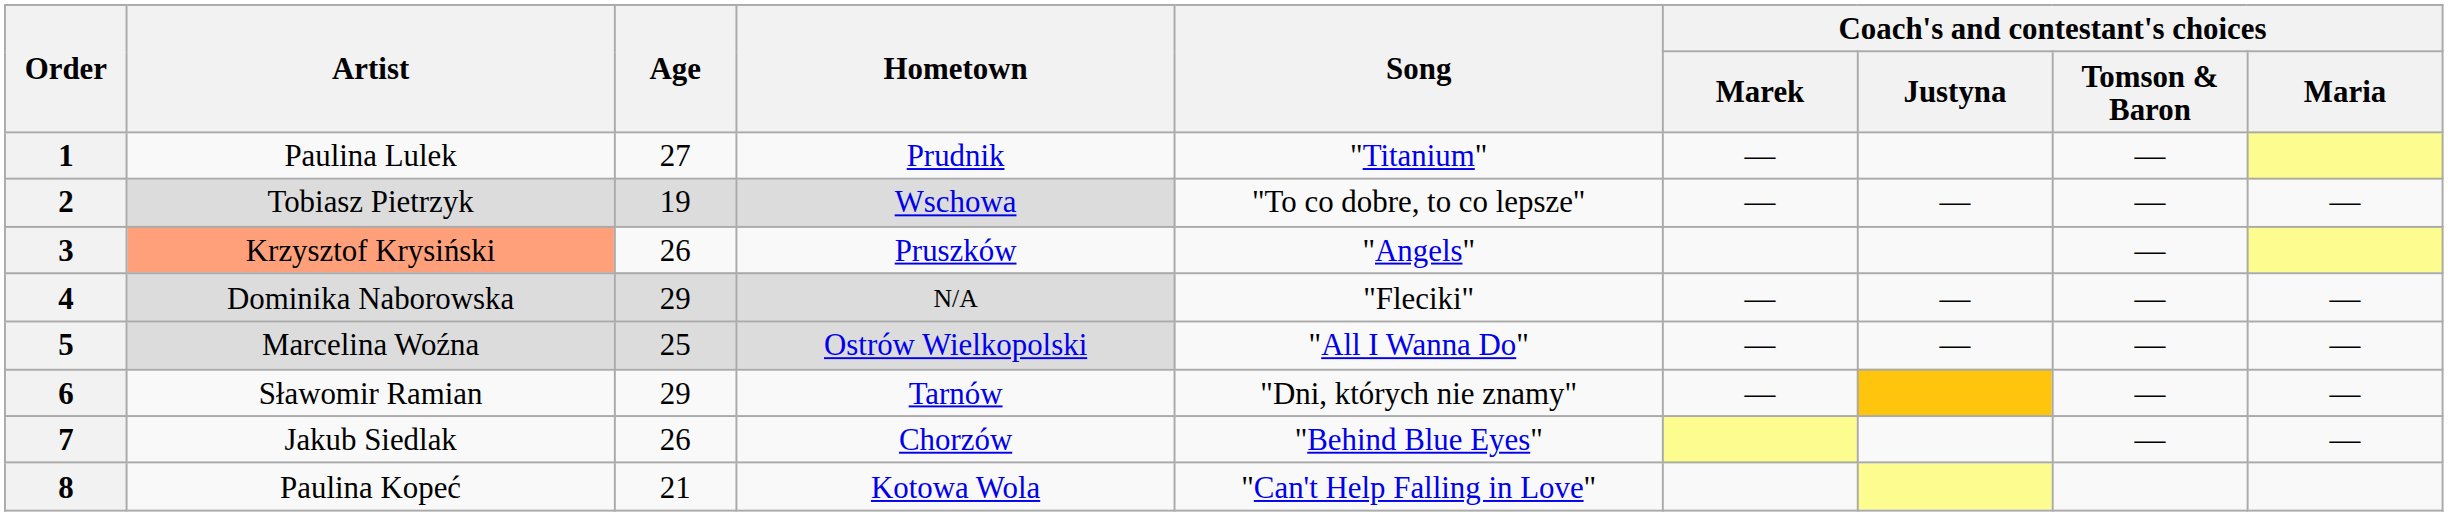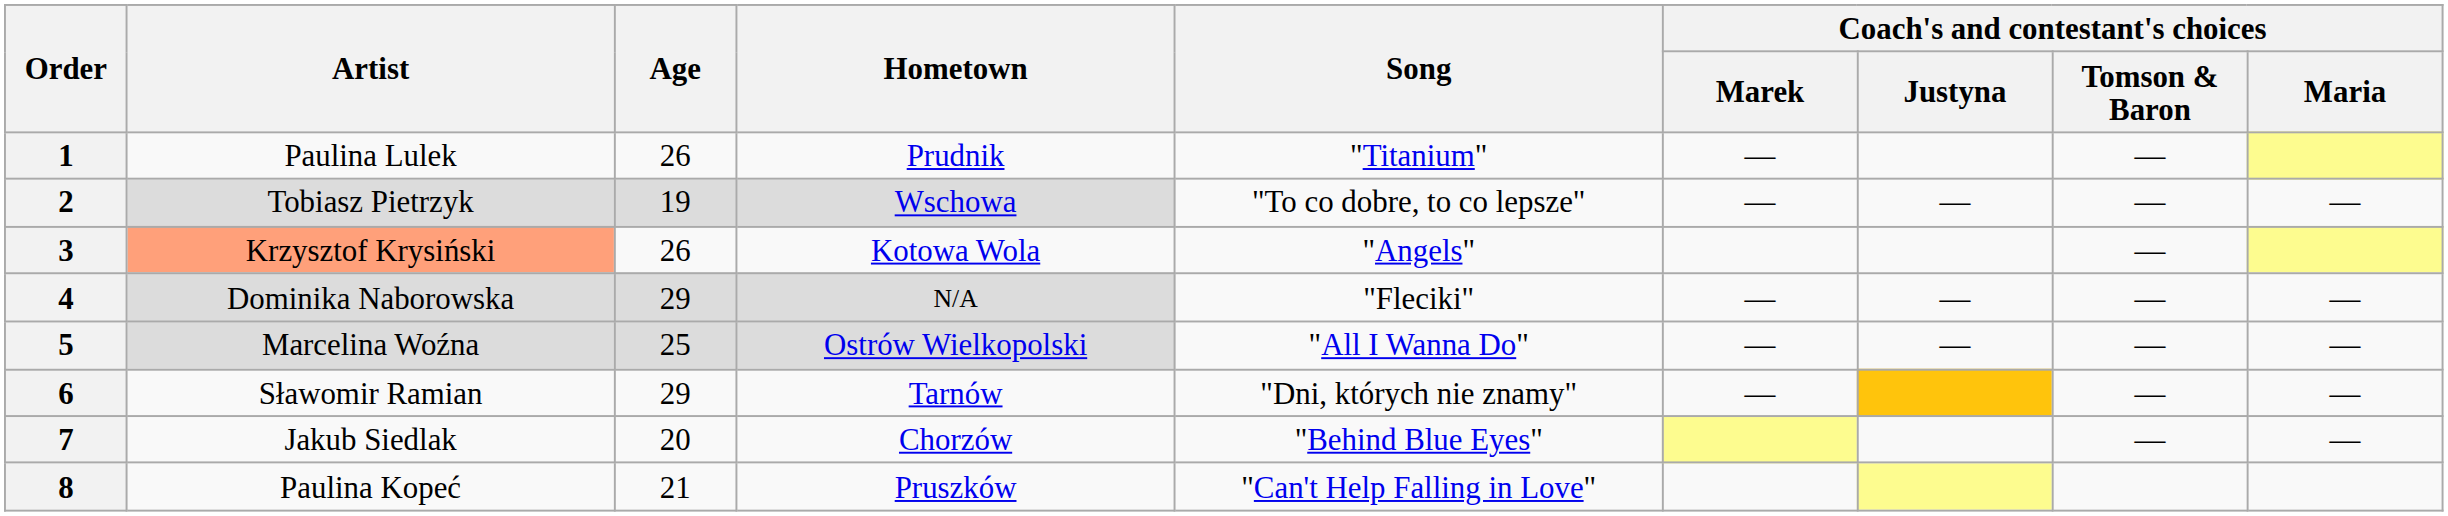(675, 155) 27 -> (675, 155) 26
(956, 249) Pruszków -> (956, 249) Kotowa Wola
(675, 440) 26 -> (675, 440) 20
(956, 487) Kotowa Wola -> (956, 487) Pruszków
